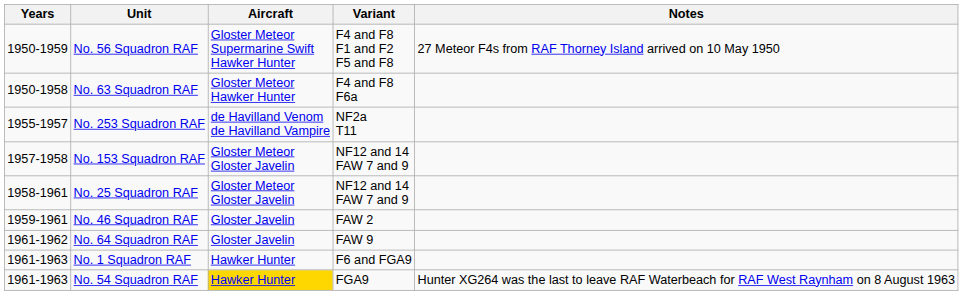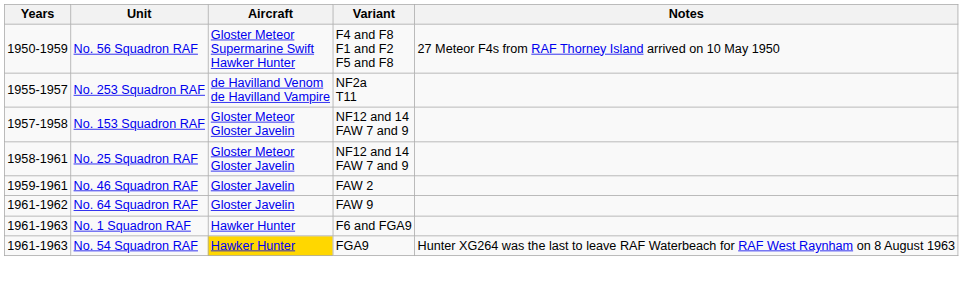- row: (136, 90)
